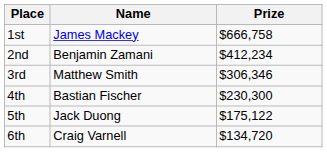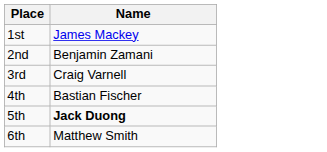- column: (269, 14)
(96, 75) Matthew Smith -> (90, 75) Craig Varnell
(87, 116) normal -> (90, 116) bold
(90, 136) Craig Varnell -> (96, 136) Matthew Smith
